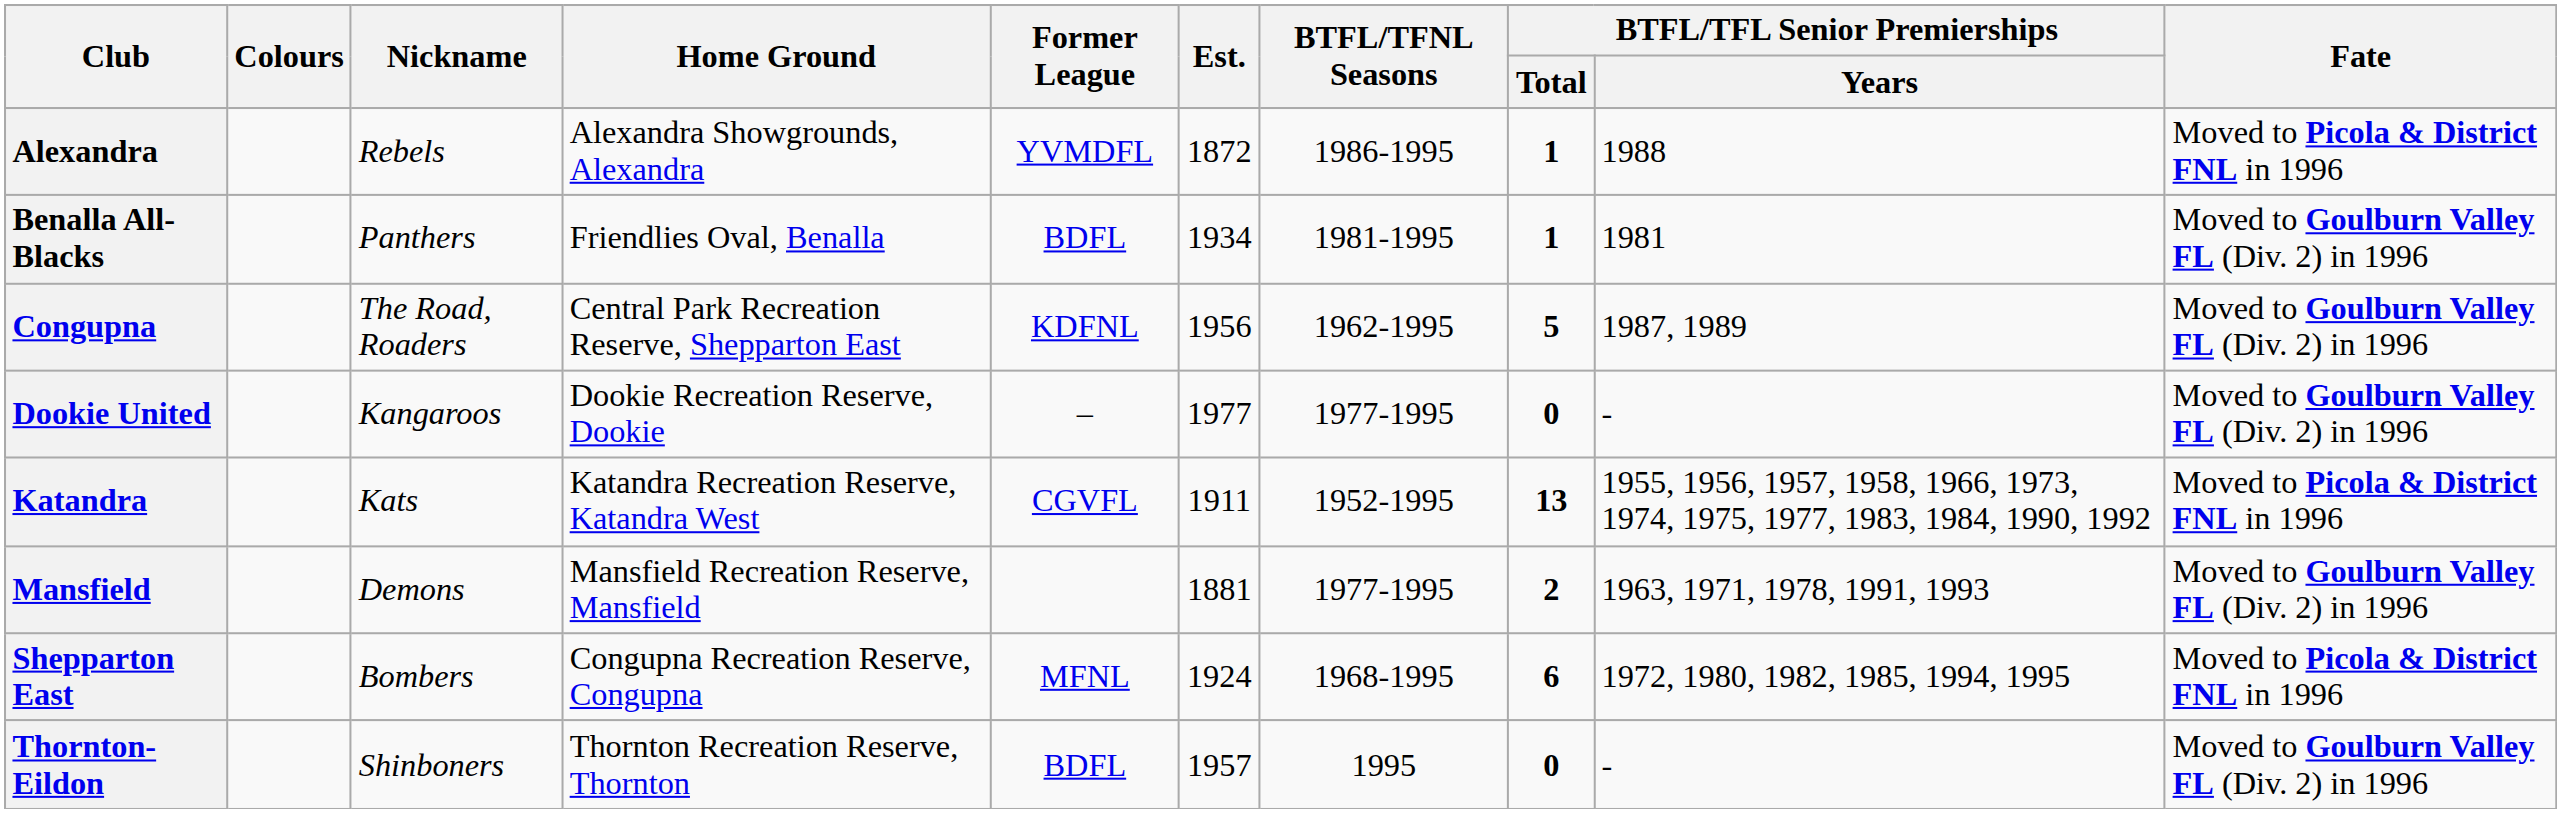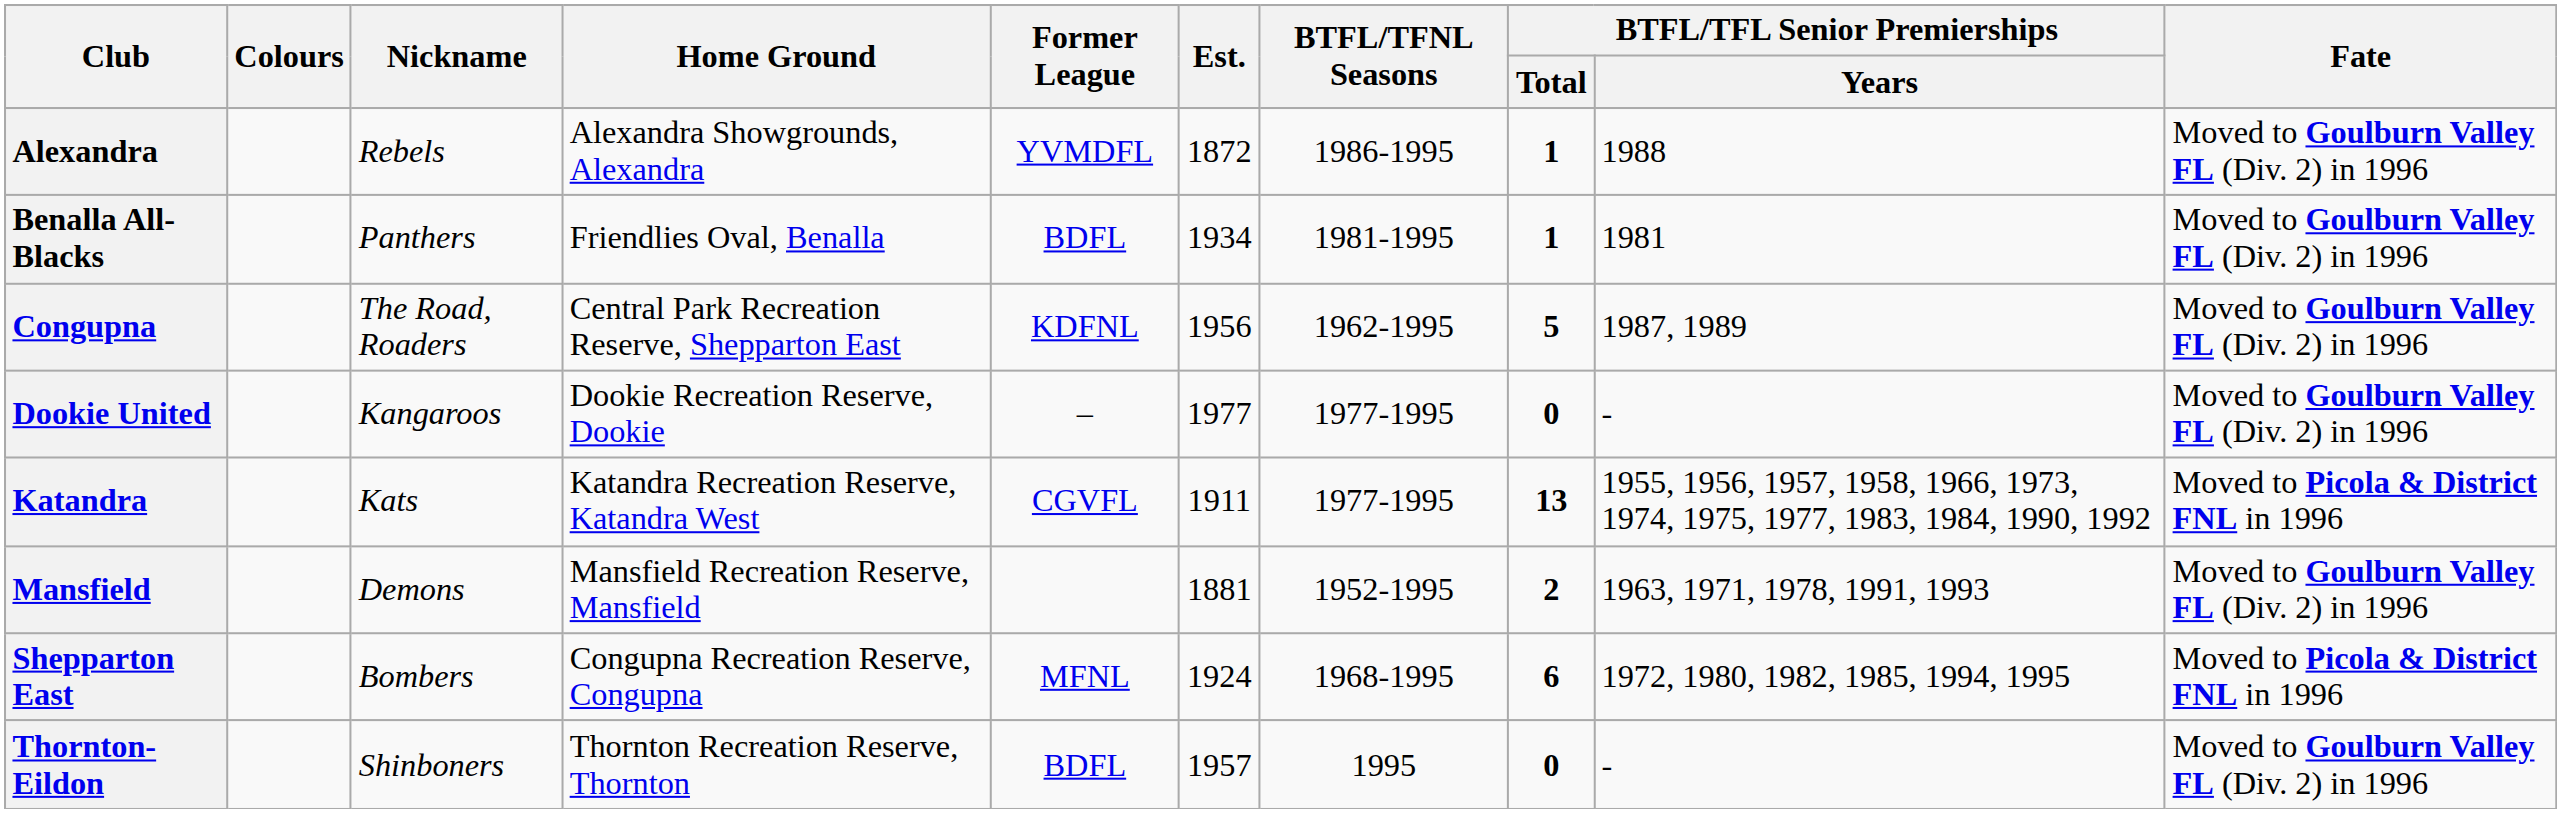(2355, 150) Moved to Picola & District FNL in 1996 -> (2354, 150) Moved to Goulburn Valley FL (Div. 2) in 1996
(1384, 501) 1952-1995 -> (1384, 501) 1977-1995
(1384, 588) 1977-1995 -> (1384, 588) 1952-1995
